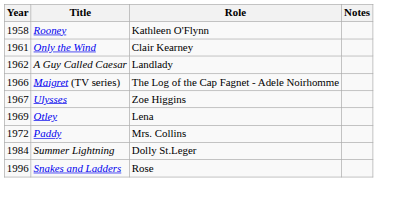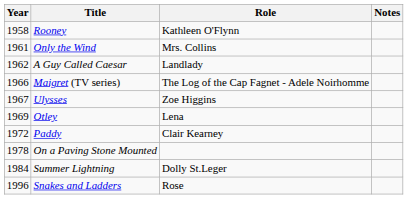(162, 47) Clair Kearney -> (189, 47) Mrs. Collins
(159, 133) Mrs. Collins -> (193, 133) Clair Kearney
+ row: (95, 151)
